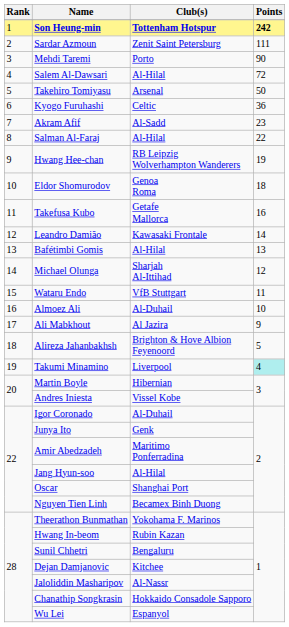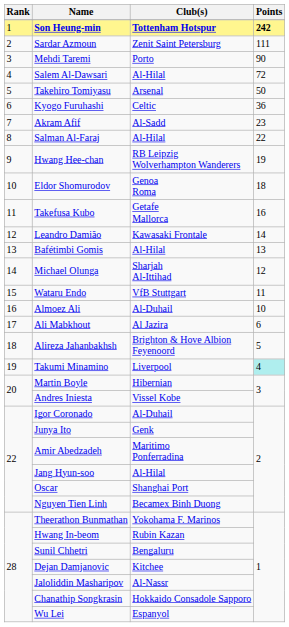(258, 324) 9 -> (258, 324) 6
